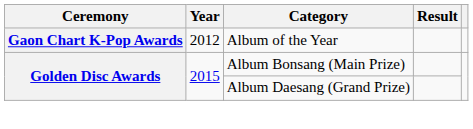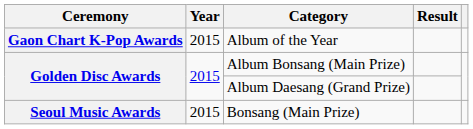(205, 40) 2012 -> (205, 40) 2015
+ row: (293, 111)
